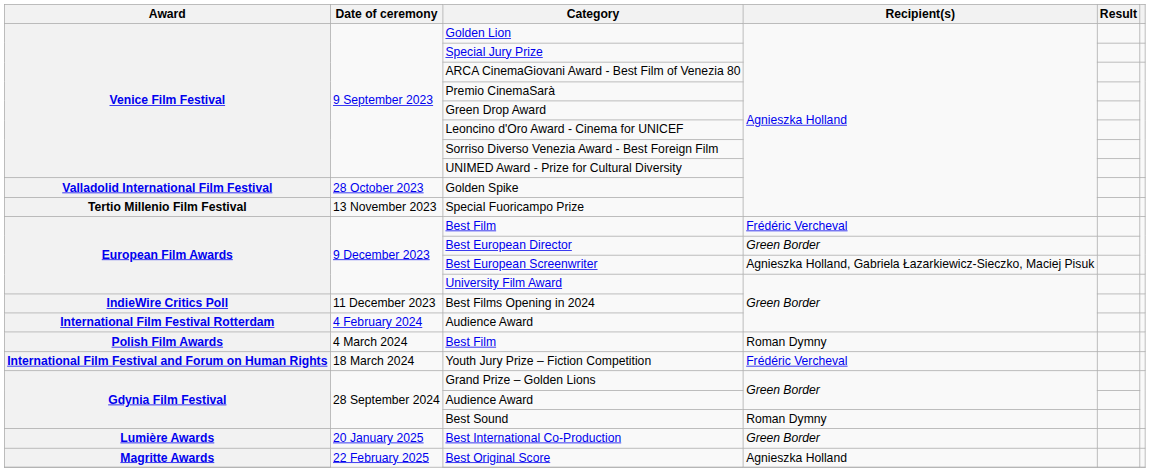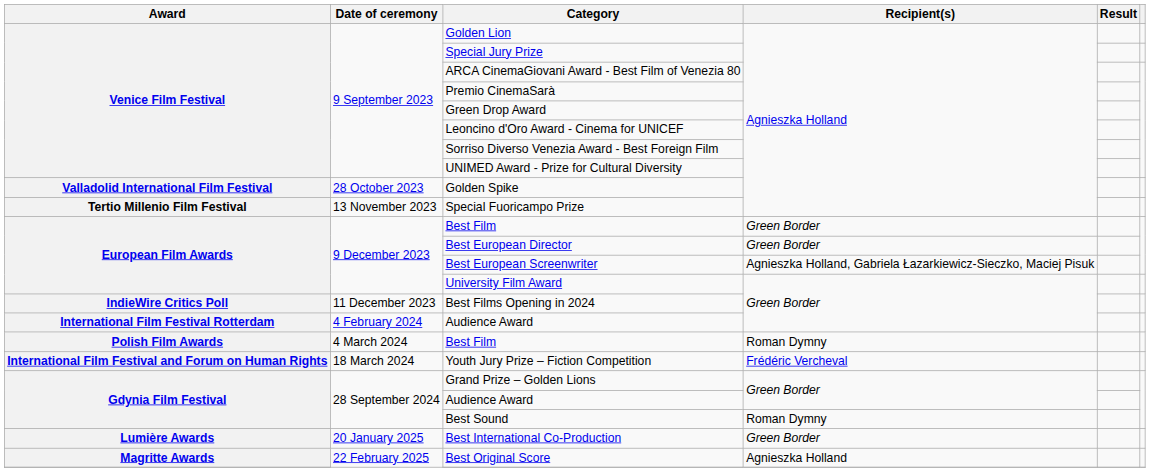(797, 226) Frédéric Vercheval -> (783, 226) Green Border
